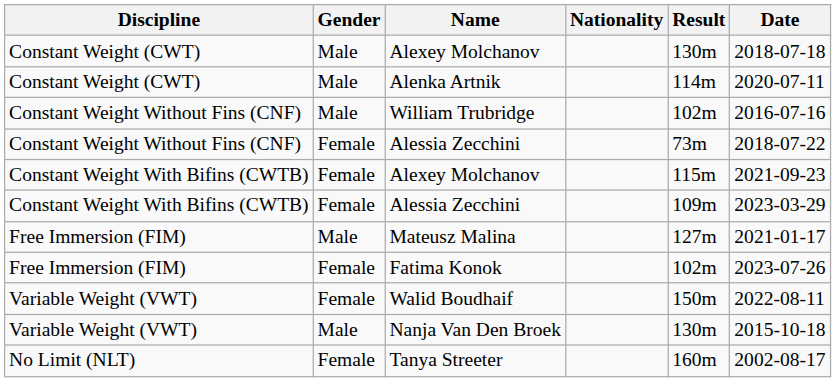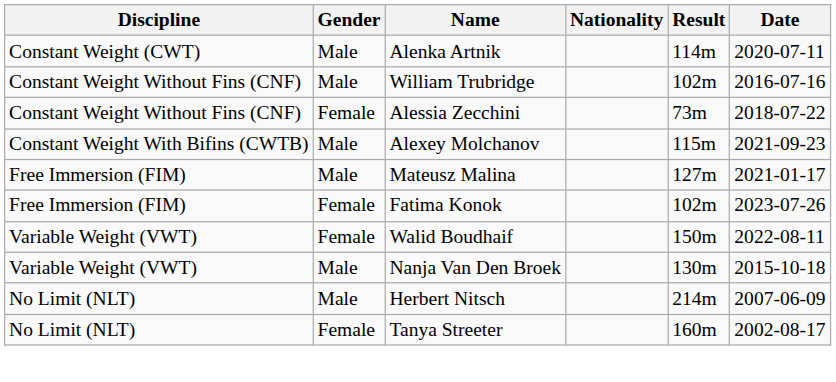- row: (105, 50)
(346, 174) Female -> (338, 143) Male
- row: (159, 205)
+ row: (72, 298)
